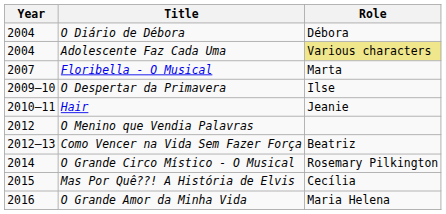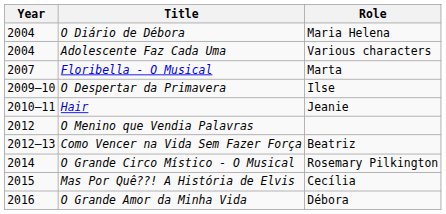(328, 32) Débora -> (349, 32) Maria Helena
(369, 51) khaki background -> (369, 51) no background
(349, 200) Maria Helena -> (328, 200) Débora
